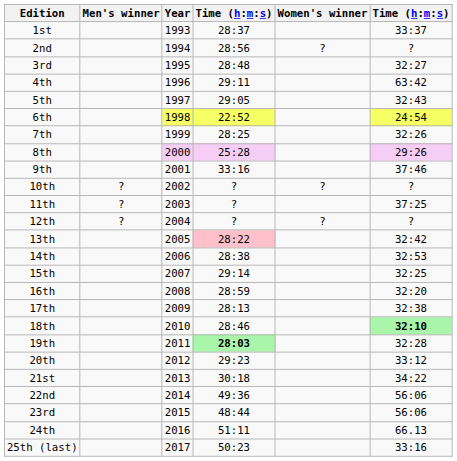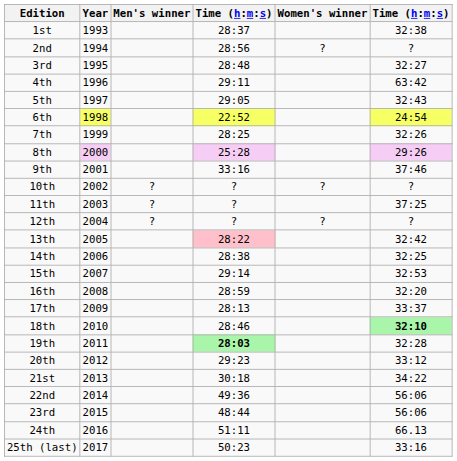columns swapped: (178, 13) <-> (121, 13)
(411, 30) 33:37 -> (411, 30) 32:38
(411, 256) 32:53 -> (411, 256) 32:25
(411, 274) 32:25 -> (411, 274) 32:53
(411, 308) 32:38 -> (411, 308) 33:37
